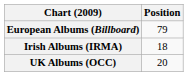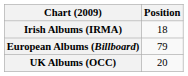rows swapped: (73, 29) <-> (73, 46)
